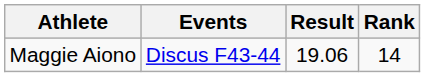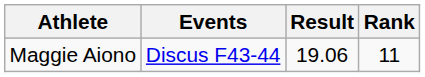(389, 55) 14 -> (389, 55) 11
